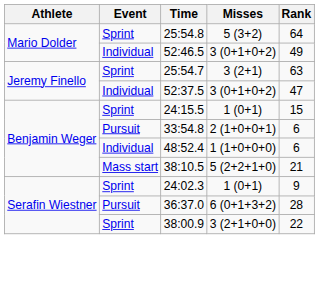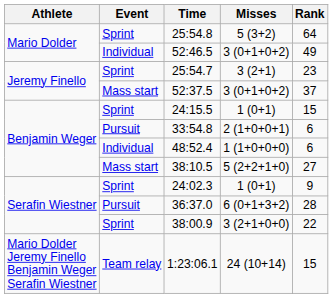(296, 72) 63 -> (310, 72) 23
(128, 91) Individual -> (130, 91) Mass start
(296, 91) 47 -> (310, 91) 37
(296, 167) 21 -> (310, 167) 27
+ row: (192, 264)
